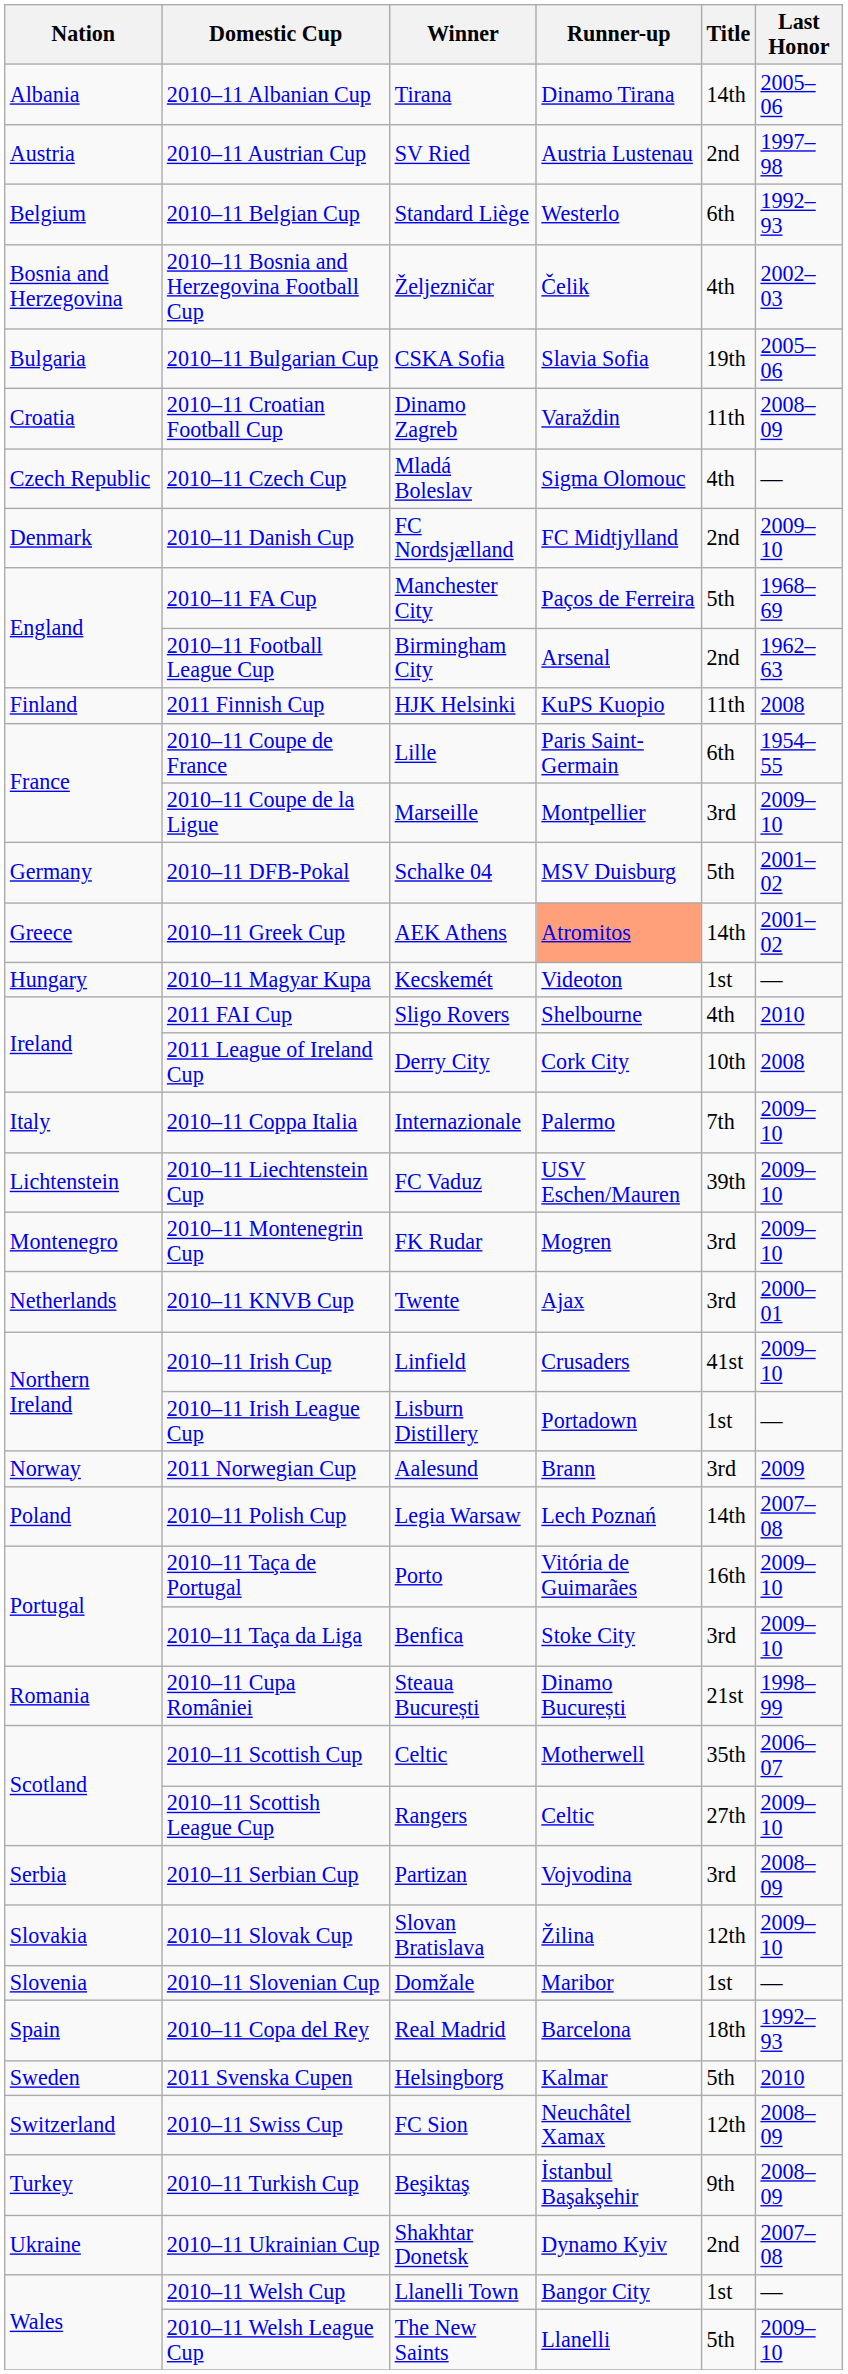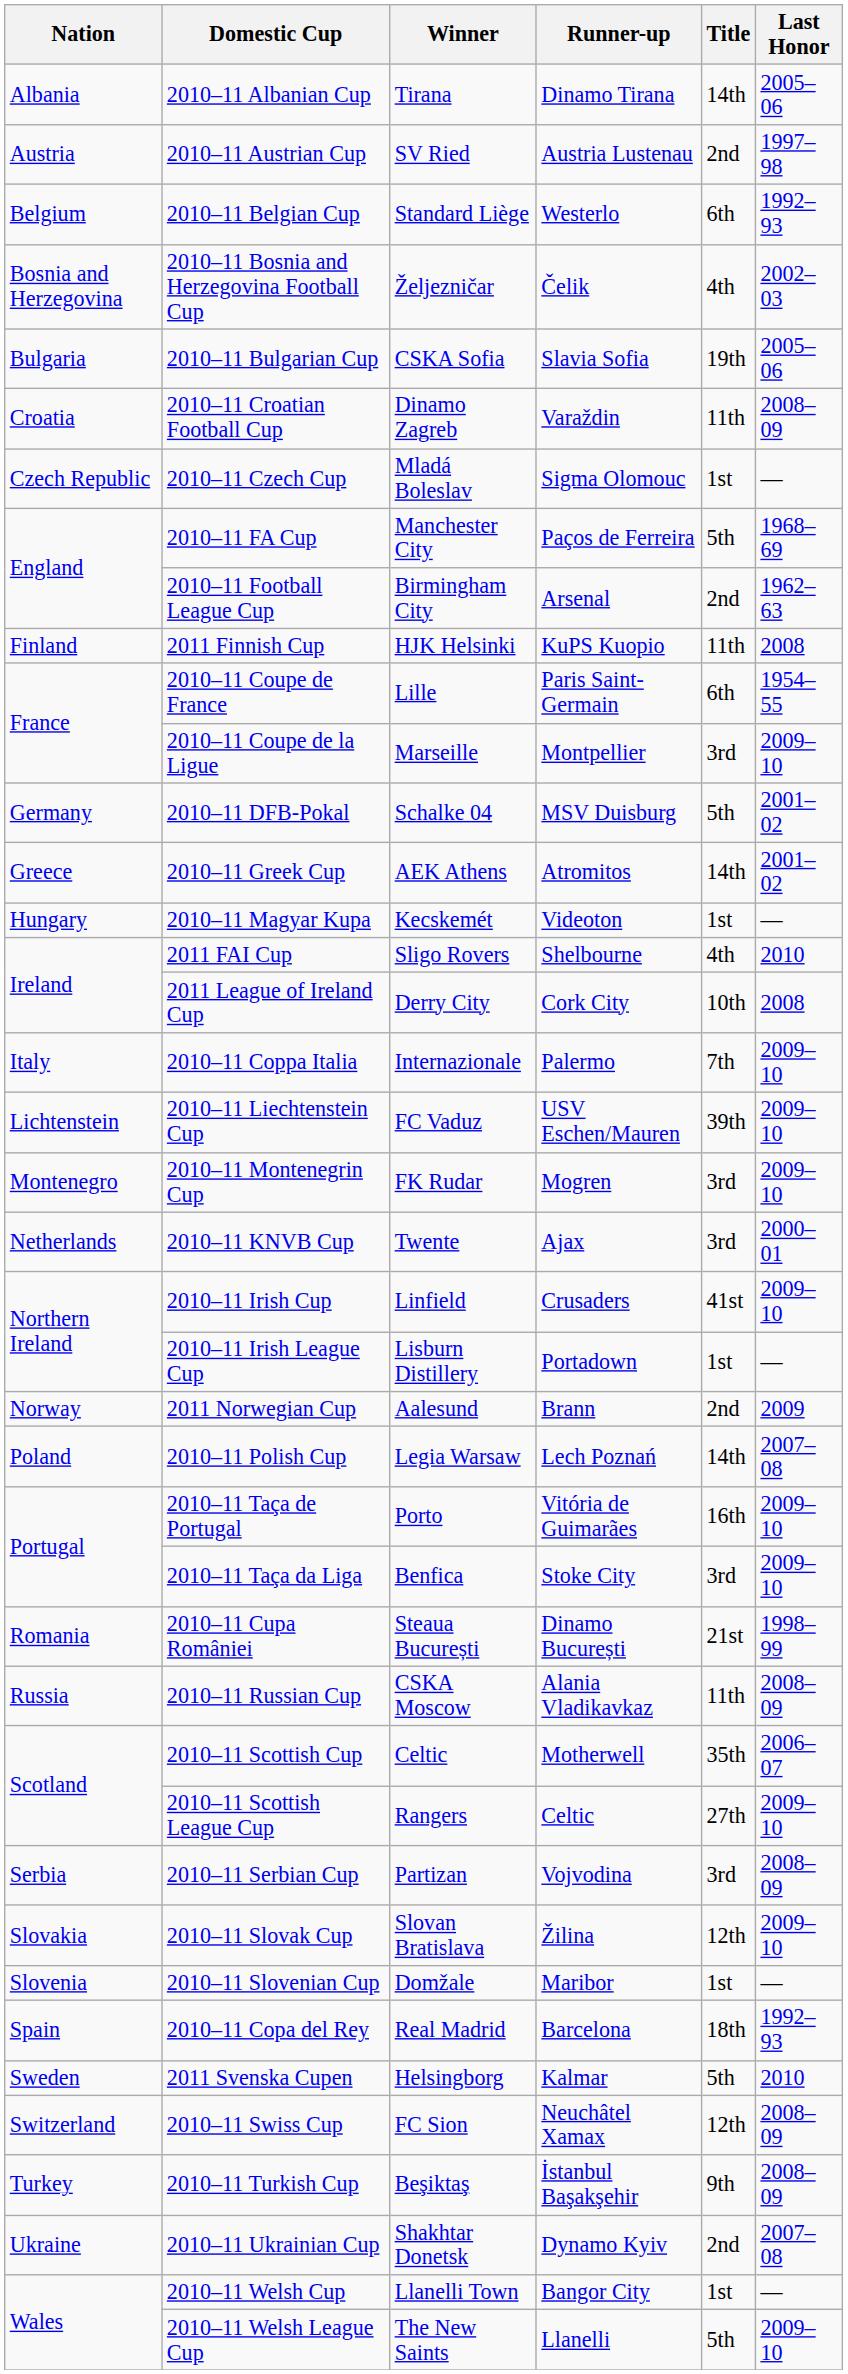(721, 478) 4th -> (719, 478) 1st
- row: (260, 538)
(586, 932) lightsalmon background -> (586, 872) no background
(721, 1468) 3rd -> (723, 1408) 2nd
+ row: (264, 1695)
